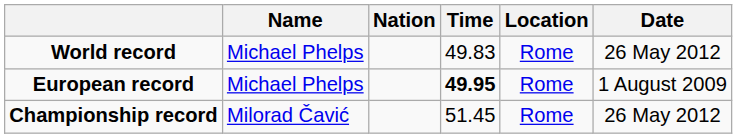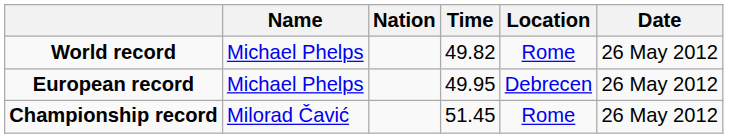(470, 52) 49.83 -> (470, 52) 49.82
(470, 84) bold -> (470, 84) normal
(547, 84) Rome -> (548, 84) Debrecen
(662, 84) 1 August 2009 -> (660, 84) 26 May 2012
